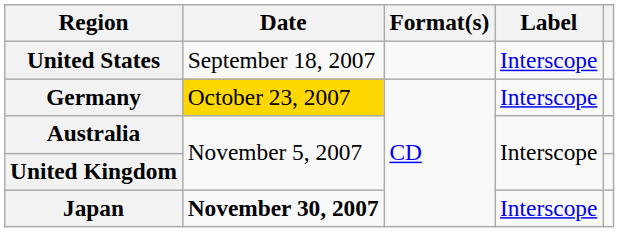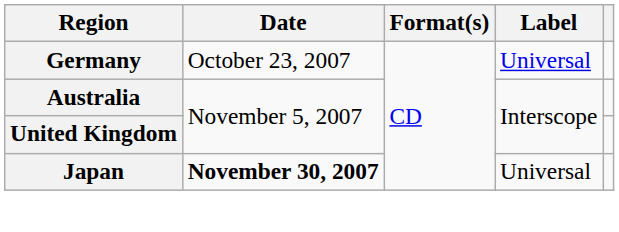- row: (94, 60)
(269, 97) gold background -> (269, 60) no background
(549, 97) Interscope -> (545, 60) Universal
(549, 208) Interscope -> (545, 171) Universal
